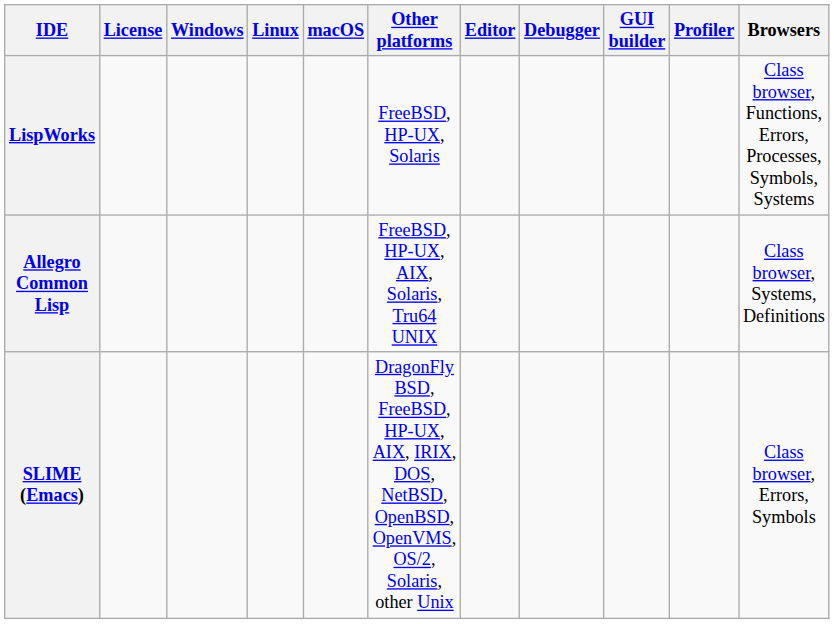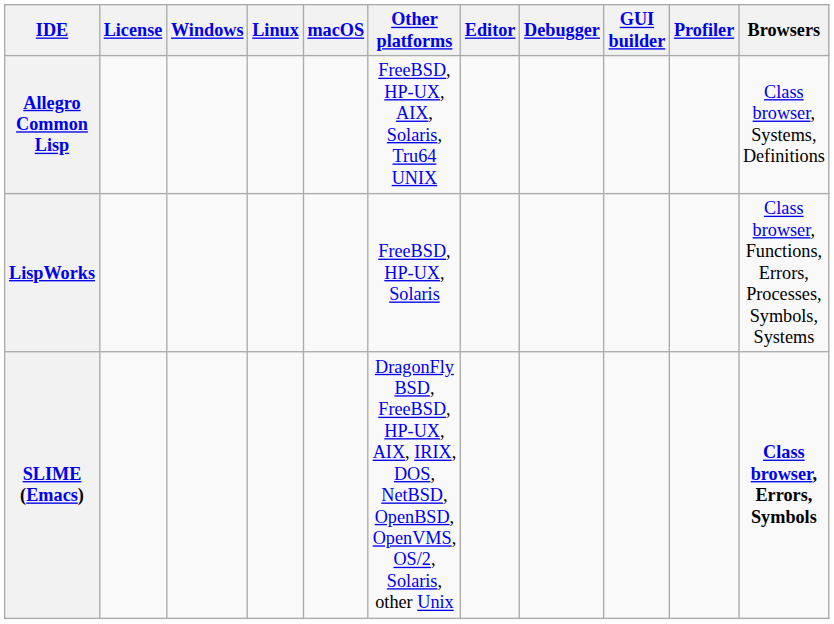rows swapped: (52, 282) <-> (52, 134)
(784, 484) normal -> (784, 484) bold
